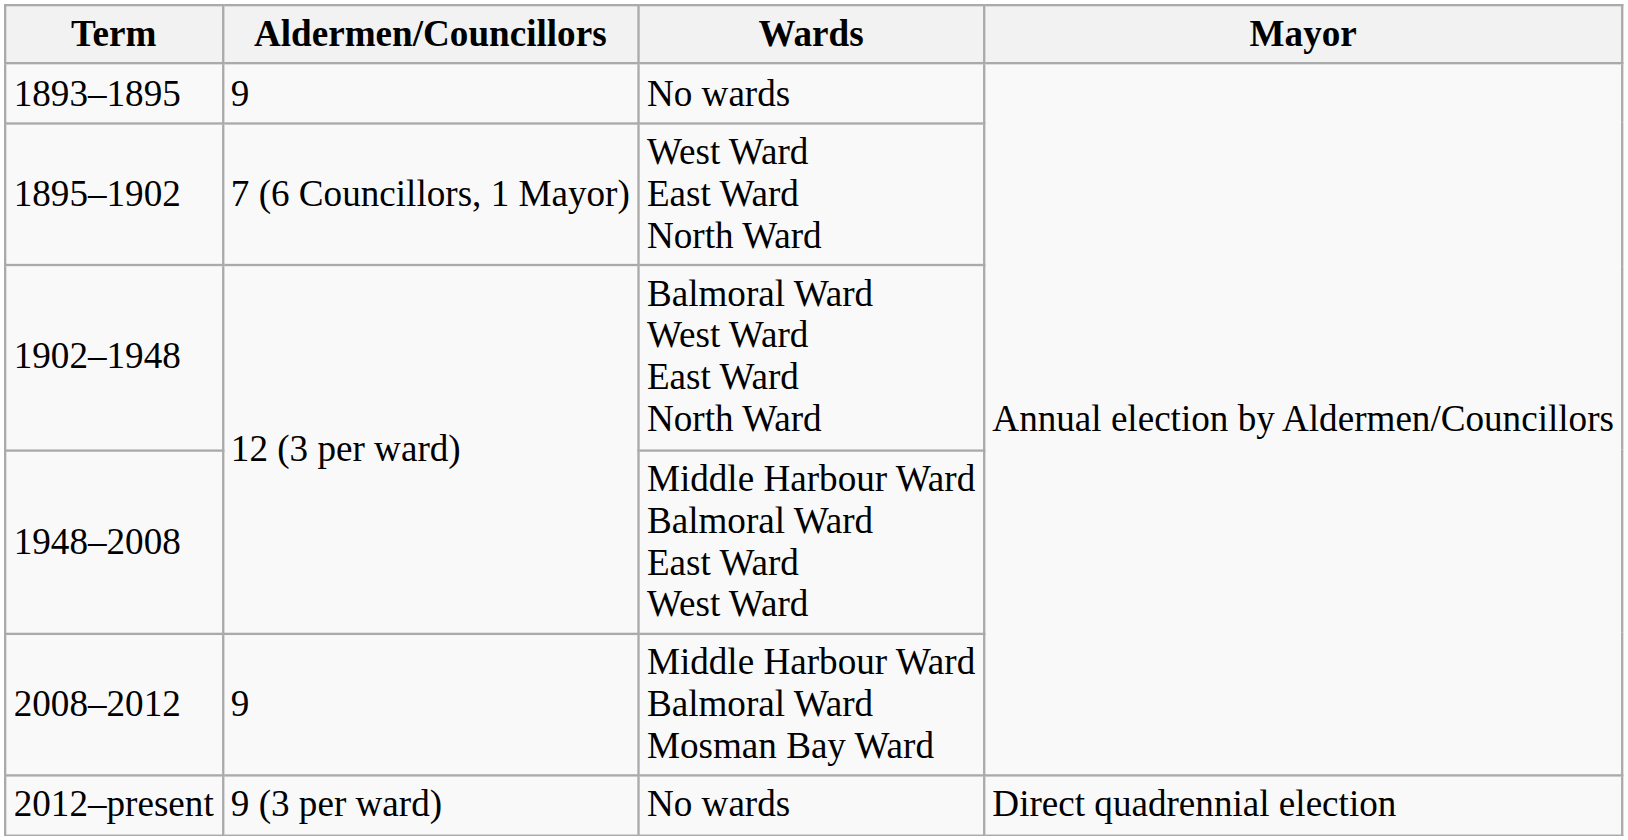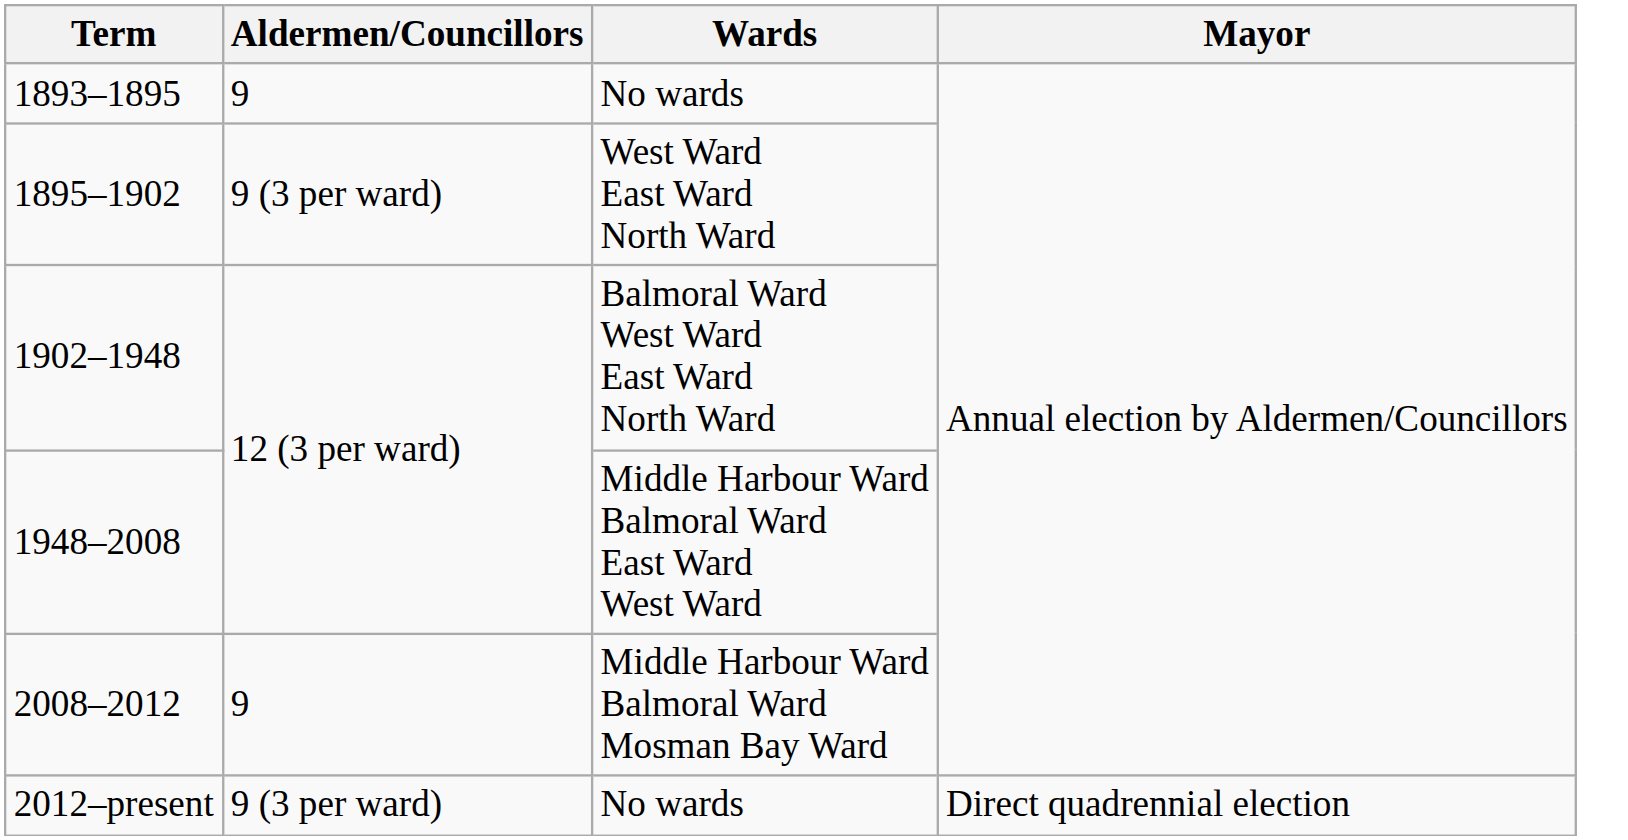(430, 193) 7 (6 Councillors, 1 Mayor) -> (336, 193) 9 (3 per ward)
